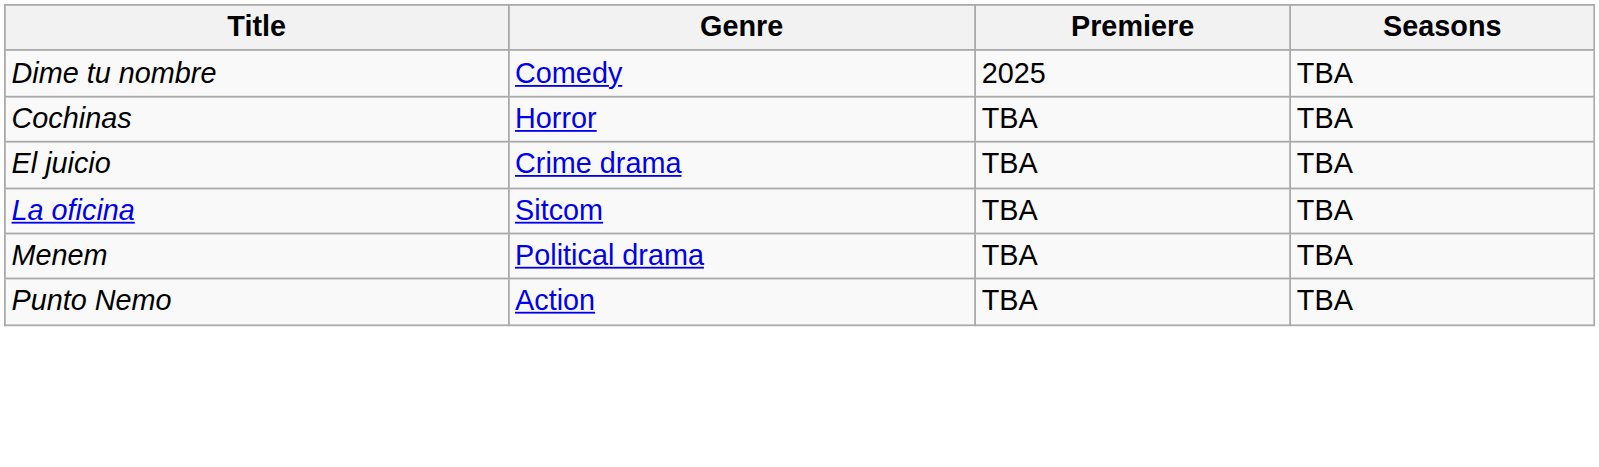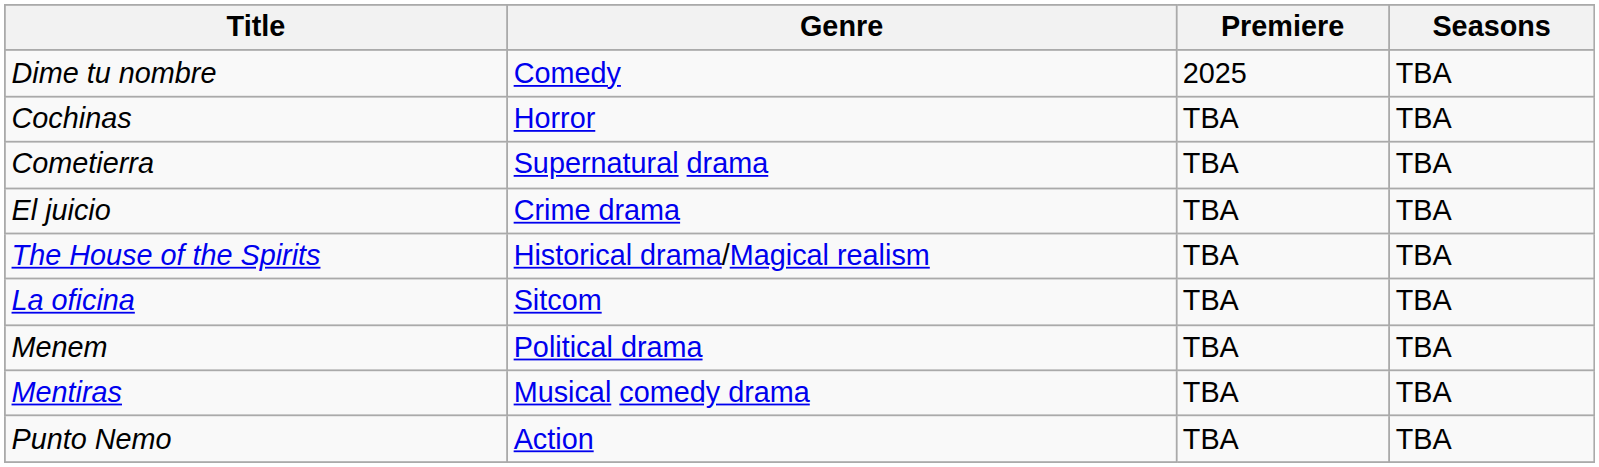+ row: (83, 164)
+ row: (166, 255)
+ row: (67, 392)
